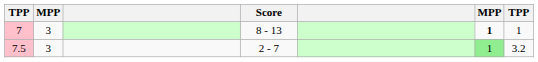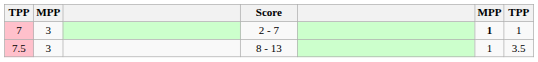(269, 30) 8 - 13 -> (269, 30) 2 - 7
(269, 48) 2 - 7 -> (269, 48) 8 - 13
(489, 48) lightgreen background -> (489, 48) no background
(519, 48) 3.2 -> (519, 48) 3.5
